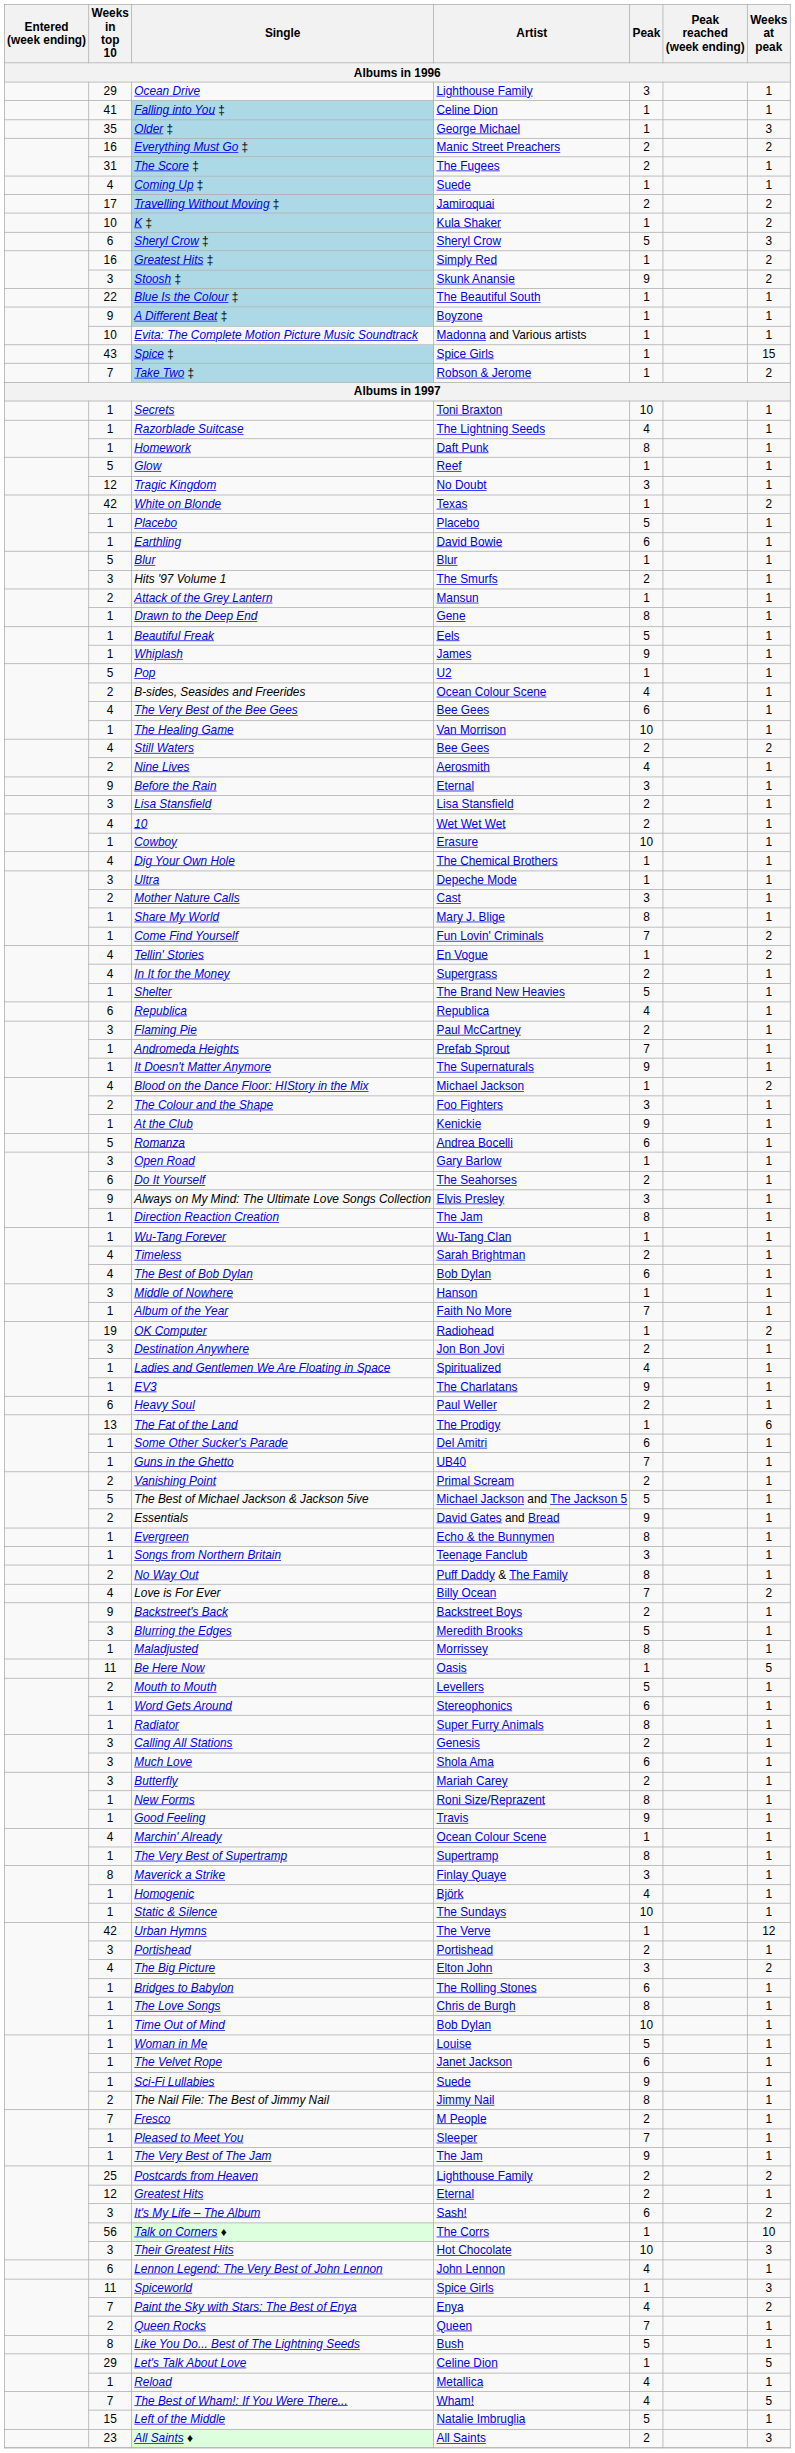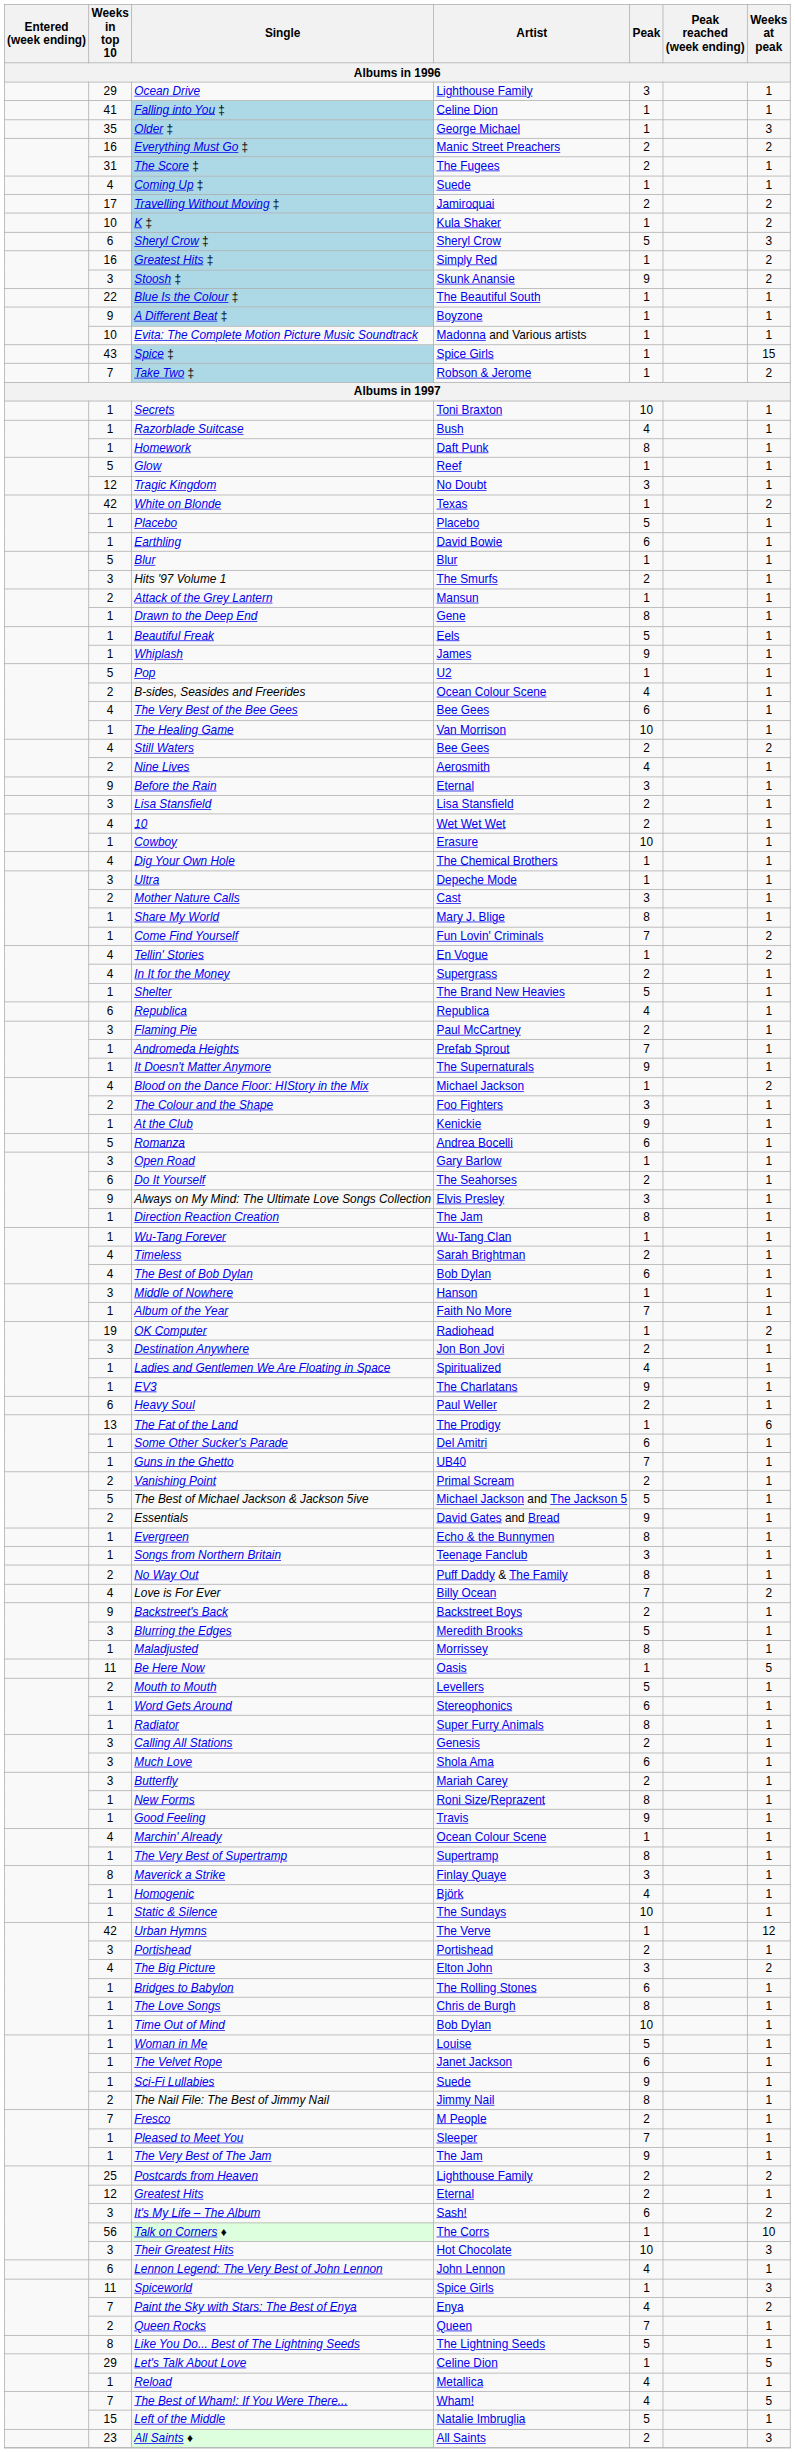(491, 429) The Lightning Seeds -> (450, 429) Bush
(450, 2344) Bush -> (491, 2344) The Lightning Seeds
